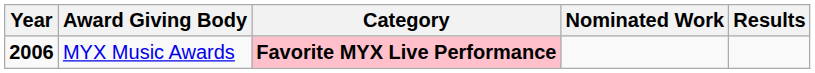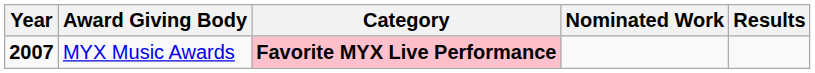(31, 52) 2006 -> (31, 52) 2007
